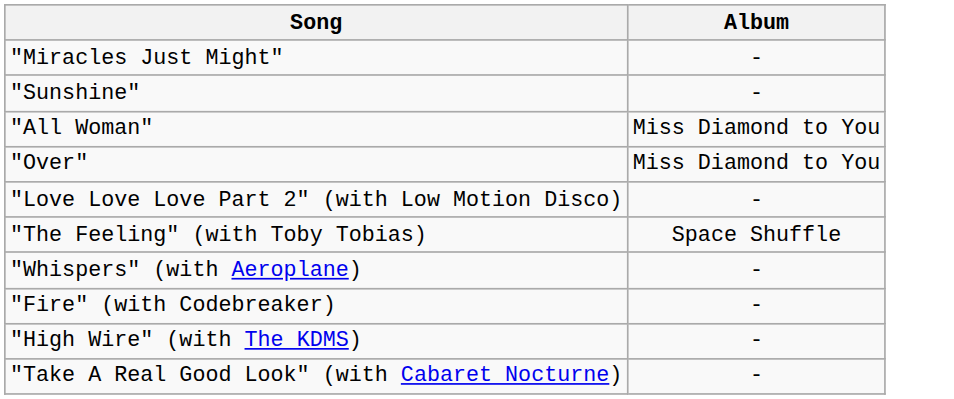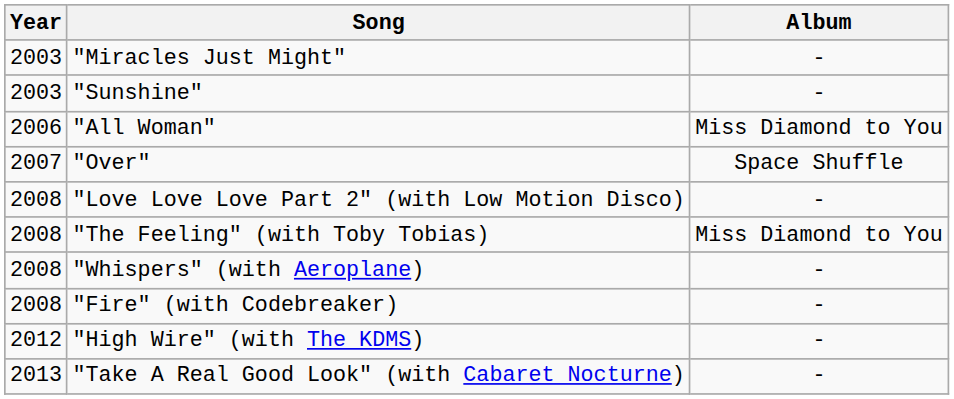+ column: (36, 23)
(756, 164) Miss Diamond to You -> (819, 164) Space Shuffle
(756, 235) Space Shuffle -> (819, 235) Miss Diamond to You
